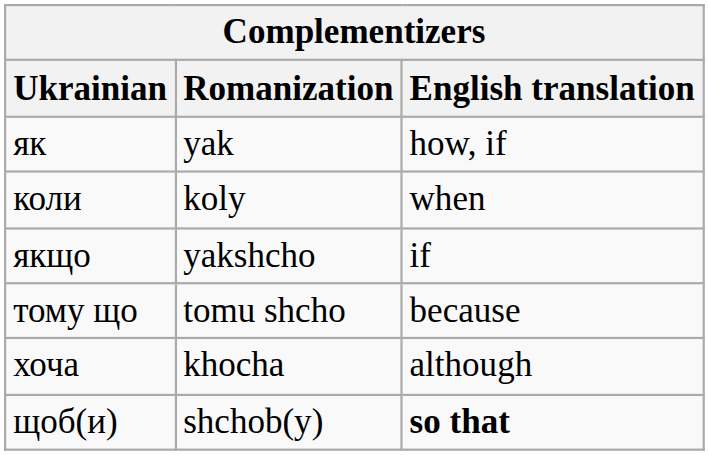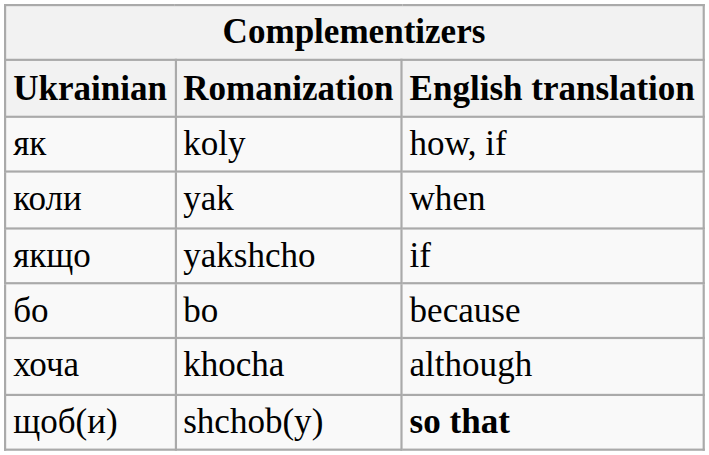(208, 143) yak -> (214, 143) koly
(214, 198) koly -> (208, 198) yak
- row: (76, 310)
+ row: (31, 310)
